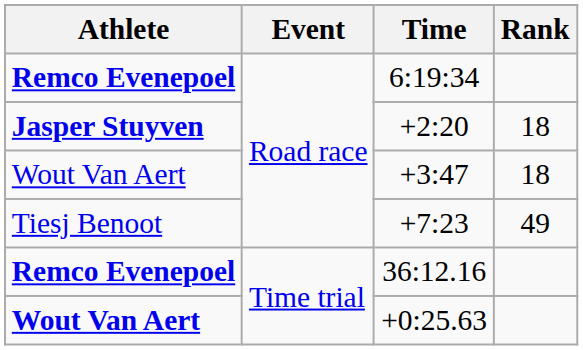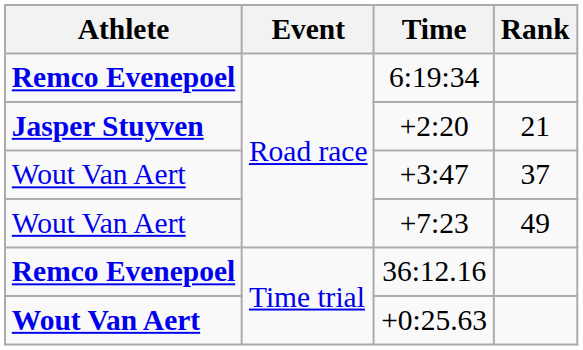(535, 126) 18 -> (535, 126) 21
(535, 174) 18 -> (535, 174) 37
(87, 223) Tiesj Benoot -> (99, 223) Wout Van Aert
